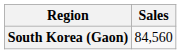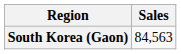(154, 37) 84,560 -> (154, 37) 84,563
